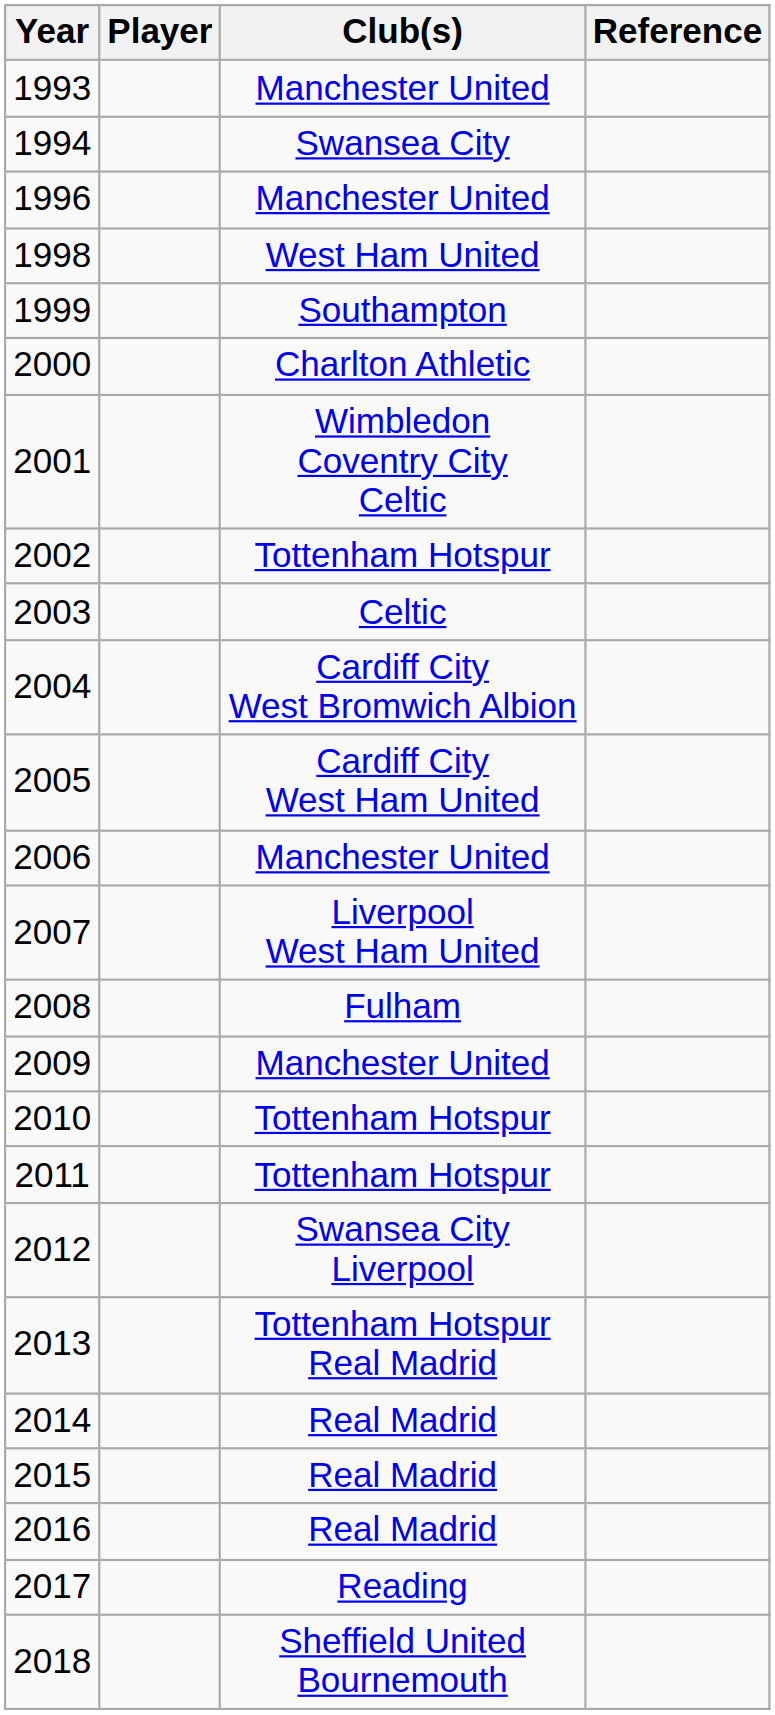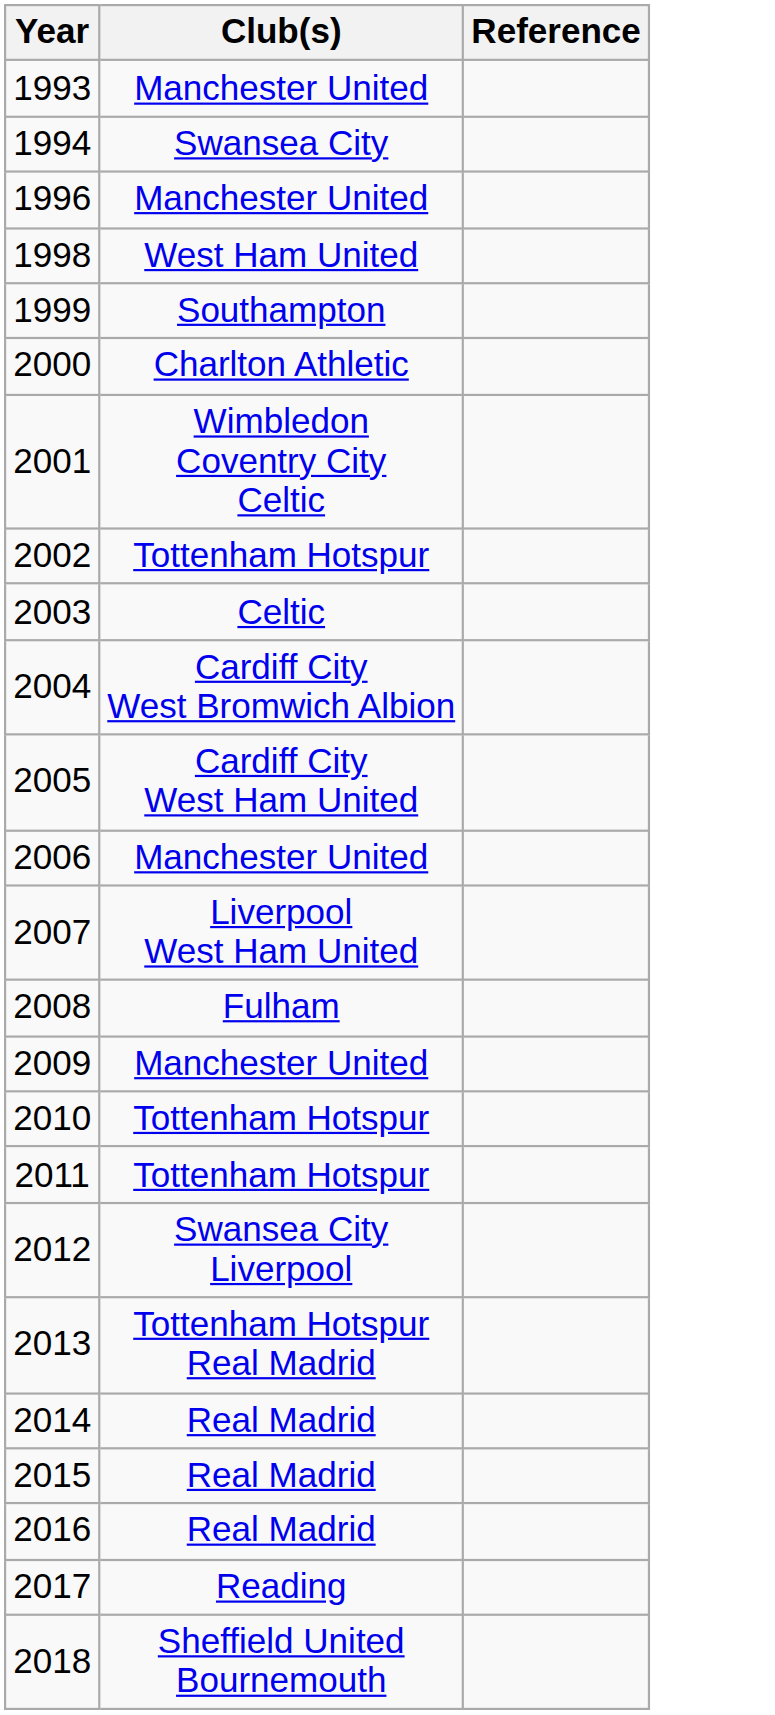- column: (160, 32)
